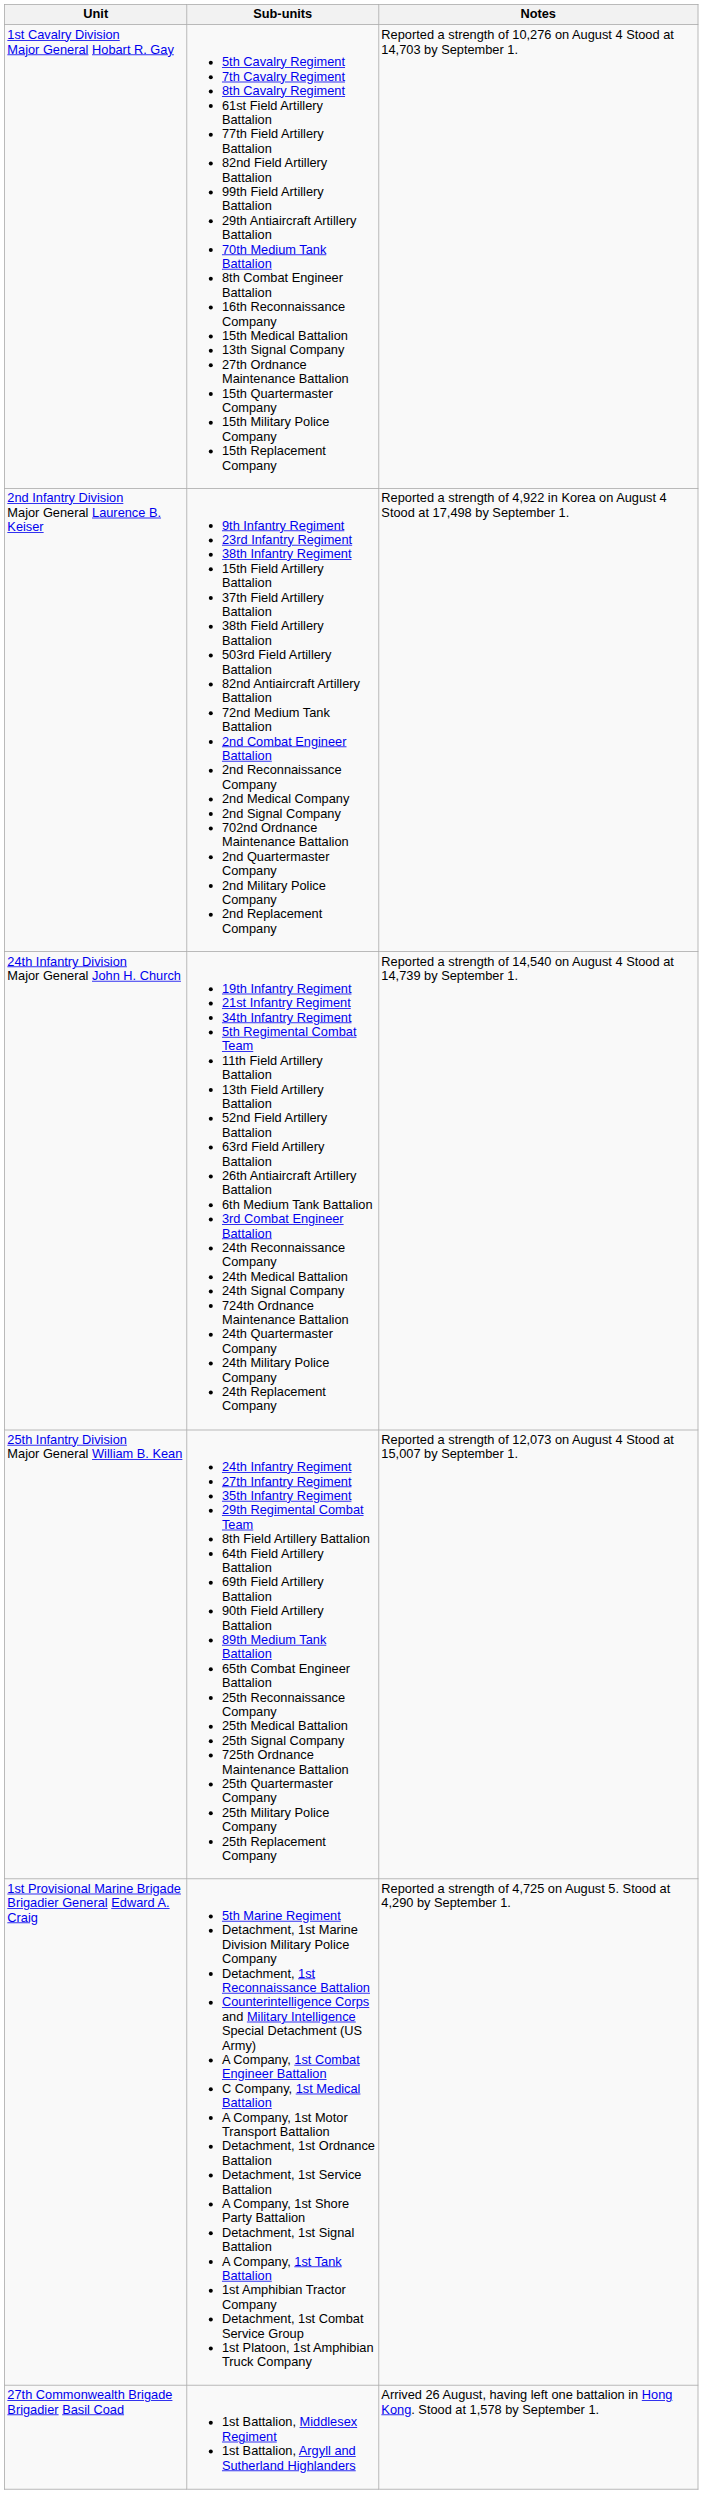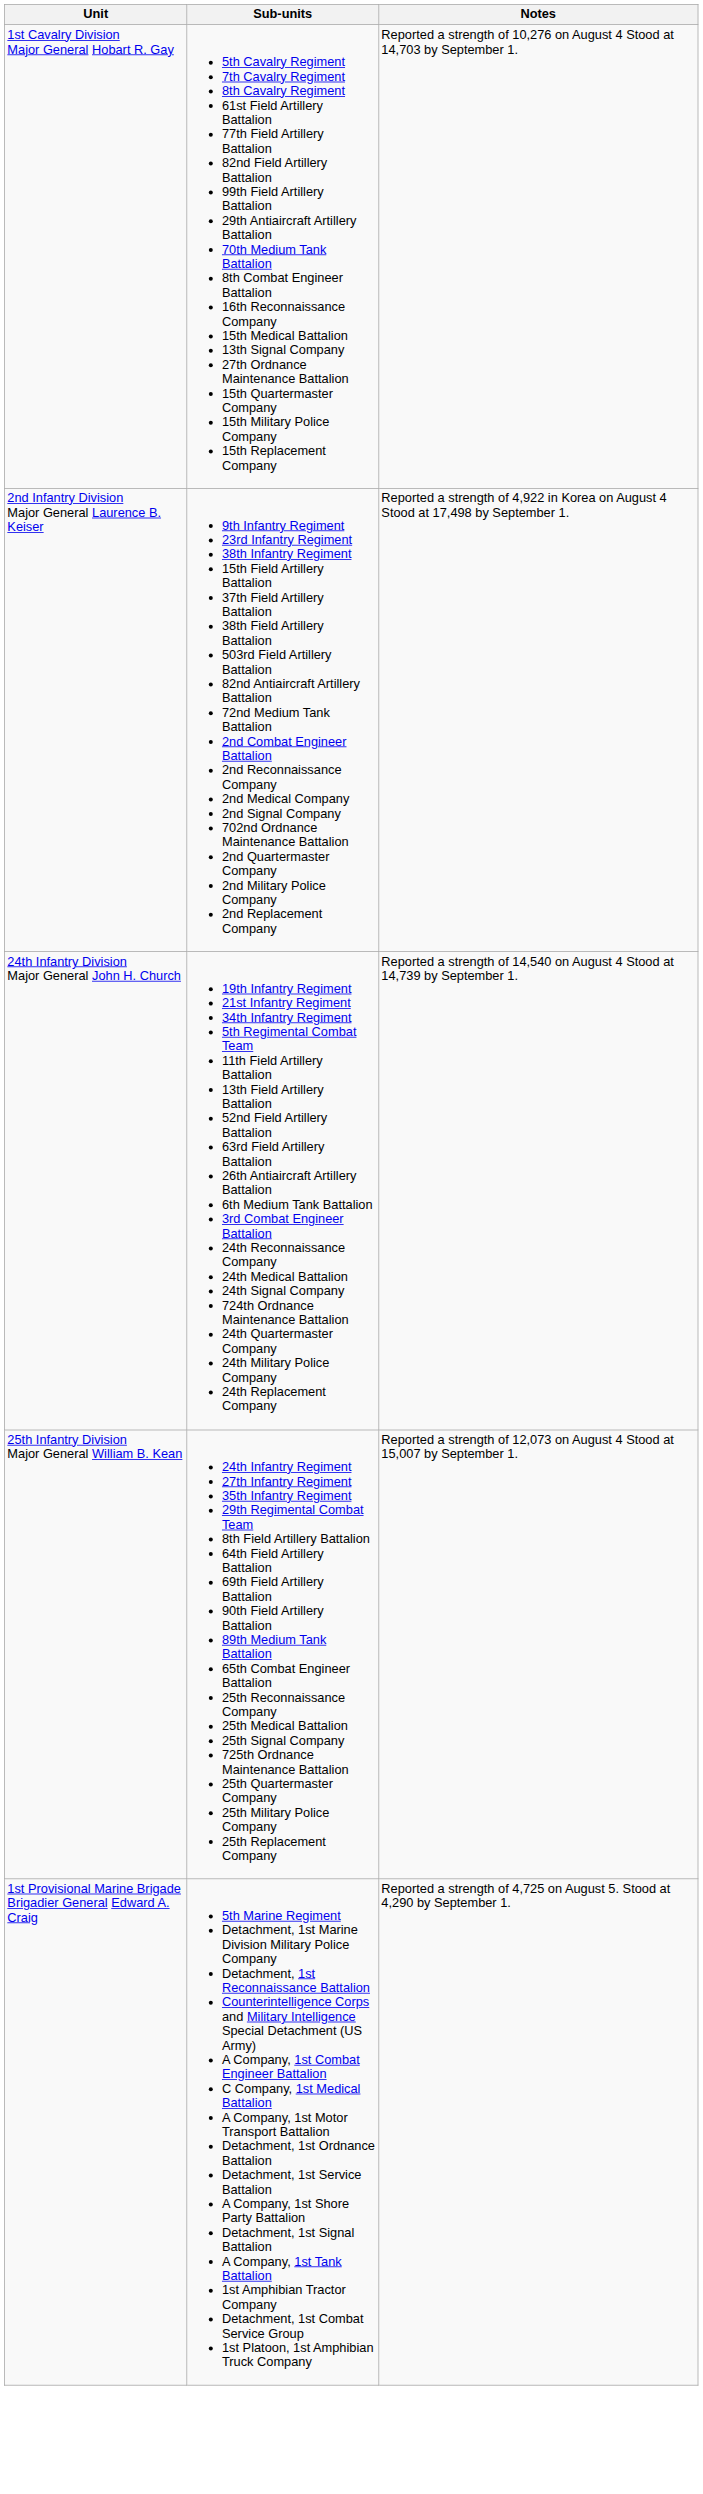- row: (90, 2402)
